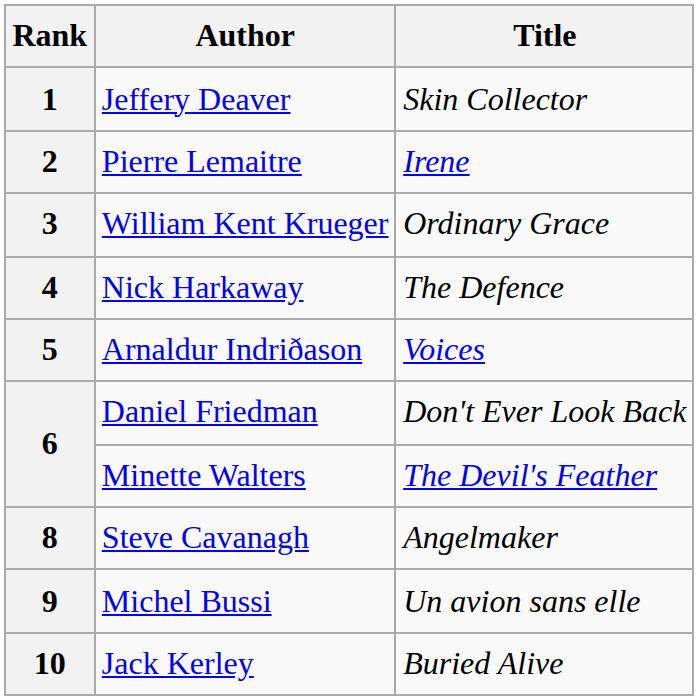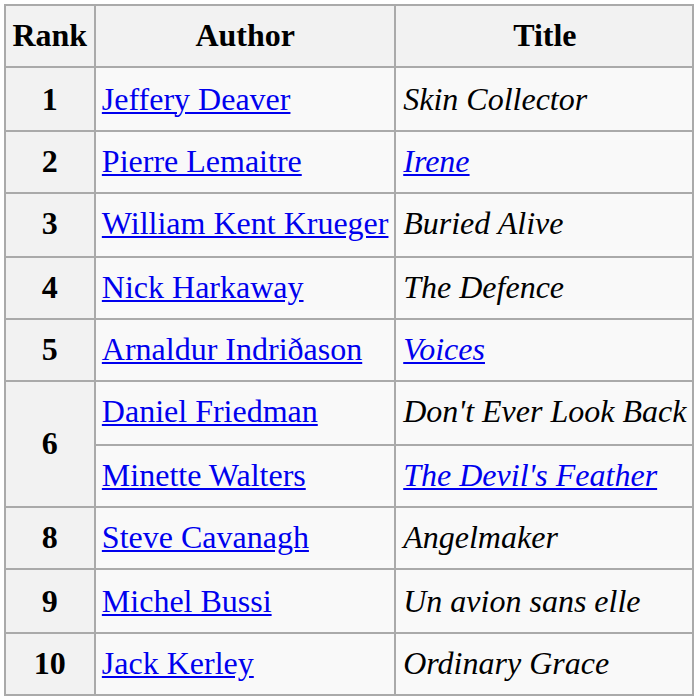(506, 224) Ordinary Grace -> (483, 224) Buried Alive
(483, 663) Buried Alive -> (506, 663) Ordinary Grace
